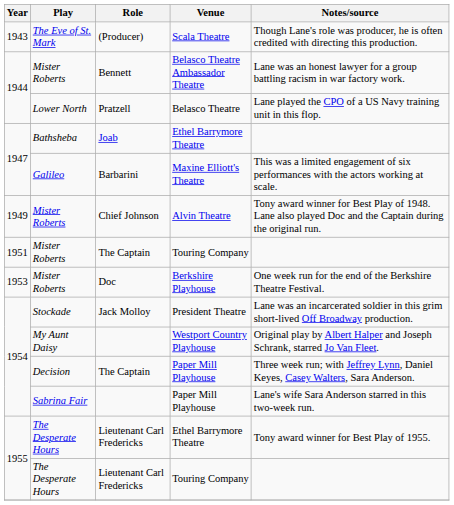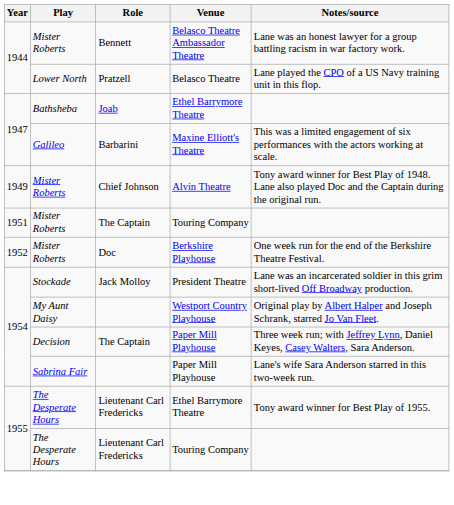- row: (121, 37)
(17, 282) 1953 -> (17, 252) 1952
